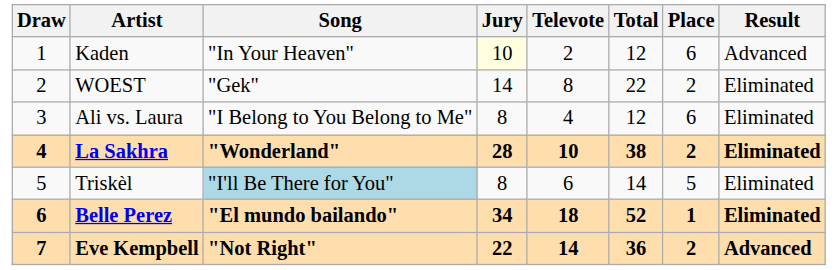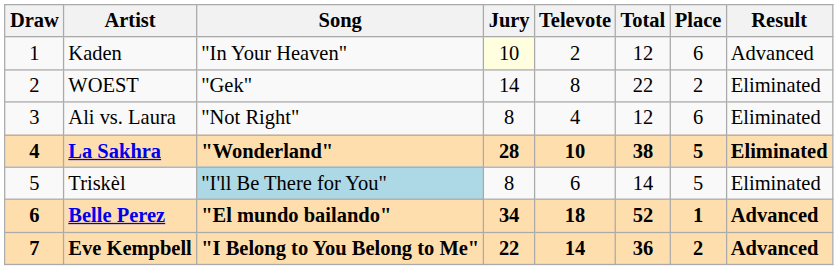(340, 118) "I Belong to You Belong to Me" -> (250, 118) "Not Right"
(691, 150) 2 -> (698, 150) 5
(772, 215) Eliminated -> (775, 215) Advanced
(262, 248) "Not Right" -> (340, 248) "I Belong to You Belong to Me"
